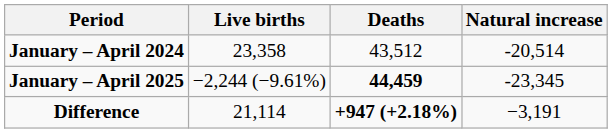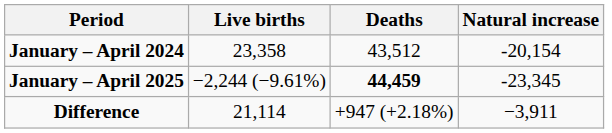(534, 50) -20,514 -> (531, 50) -20,154
(396, 111) bold -> (394, 111) normal
(534, 111) −3,191 -> (531, 111) −3,911
